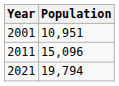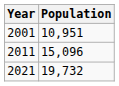(62, 71) 19,794 -> (62, 71) 19,732
